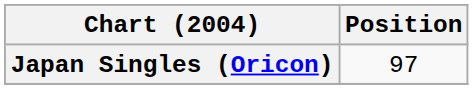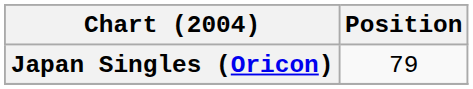(404, 65) 97 -> (404, 65) 79
